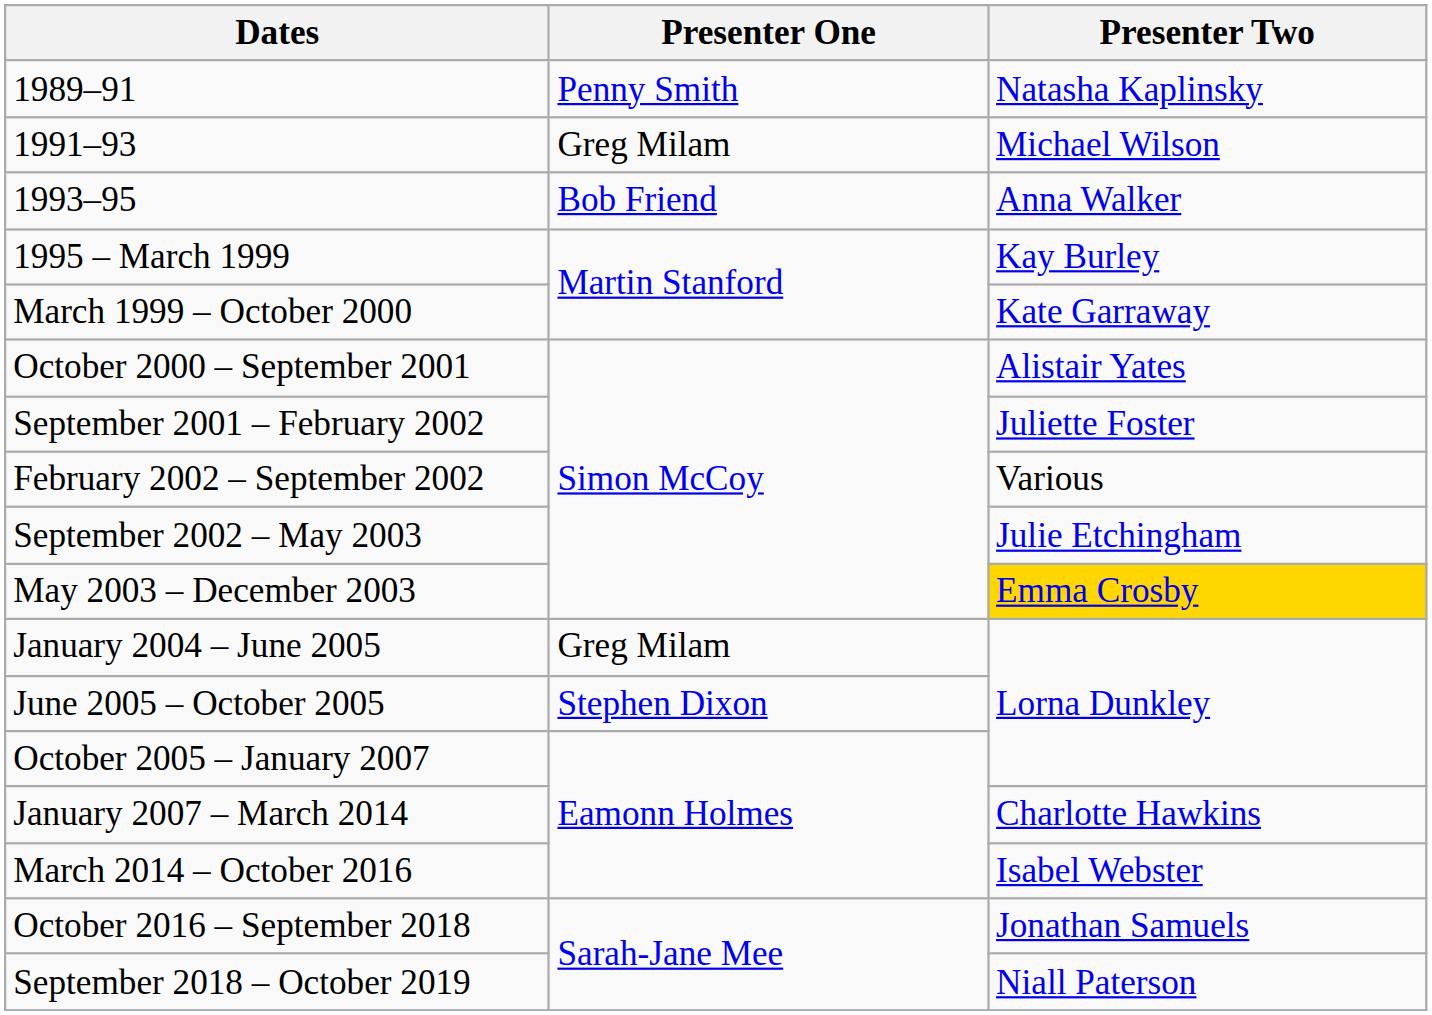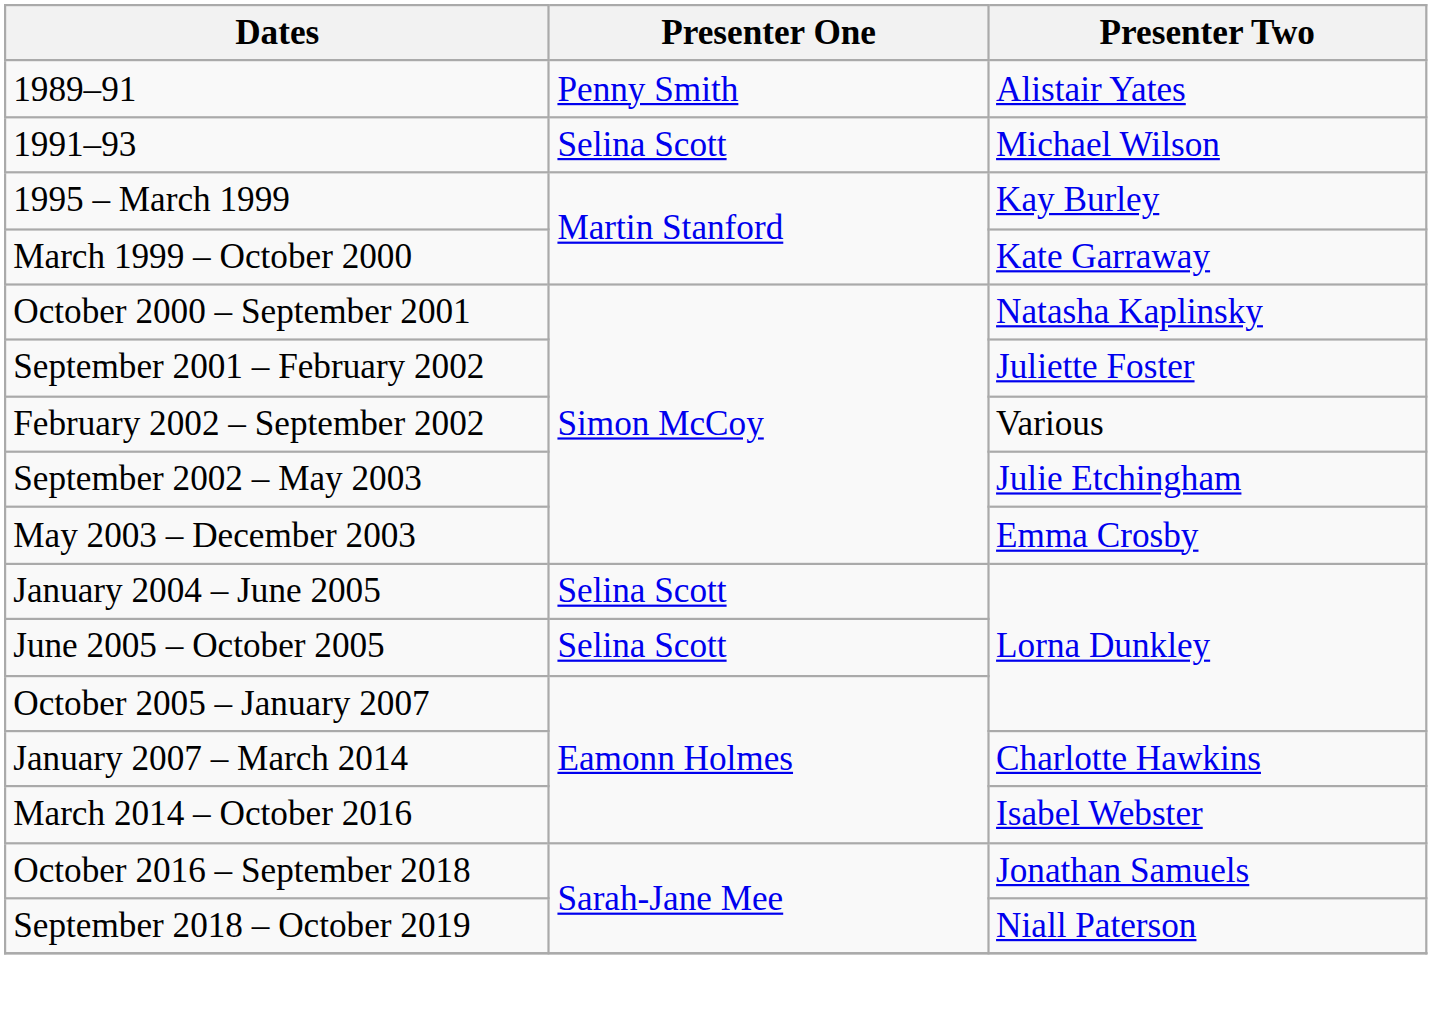(1130, 88) Natasha Kaplinsky -> (1091, 88) Alistair Yates
(644, 144) Greg Milam -> (642, 144) Selina Scott
- row: (75, 199)
(1091, 367) Alistair Yates -> (1130, 311) Natasha Kaplinsky
(1097, 590) gold background -> (1097, 534) no background
(644, 646) Greg Milam -> (642, 590) Selina Scott
(663, 702) Stephen Dixon -> (642, 646) Selina Scott
